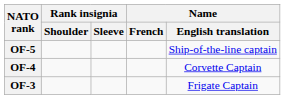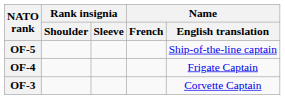(223, 67) Corvette Captain -> (223, 67) Frigate Captain
(223, 85) Frigate Captain -> (223, 85) Corvette Captain
